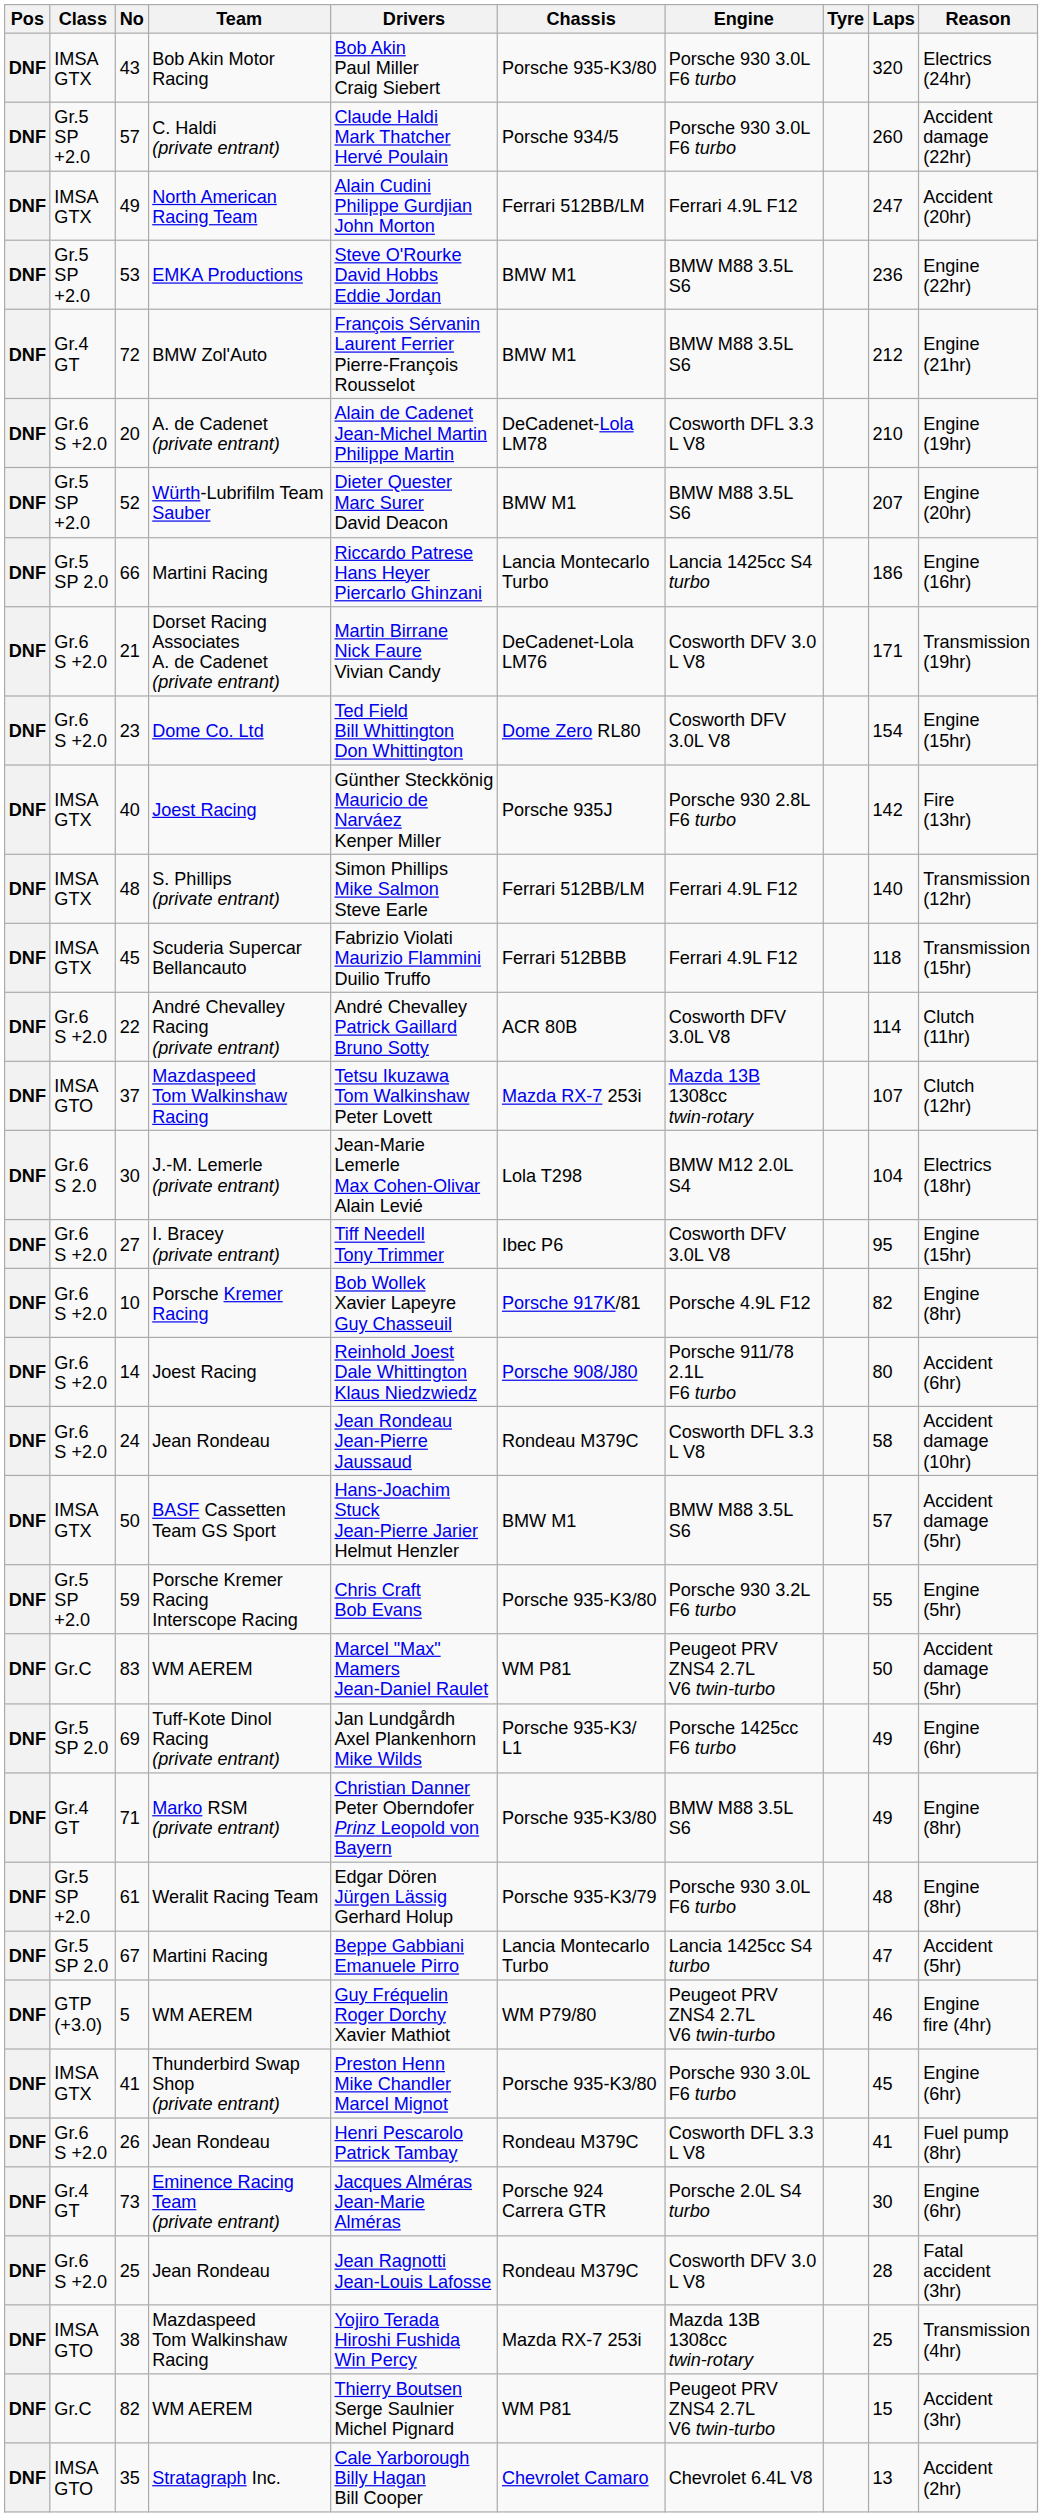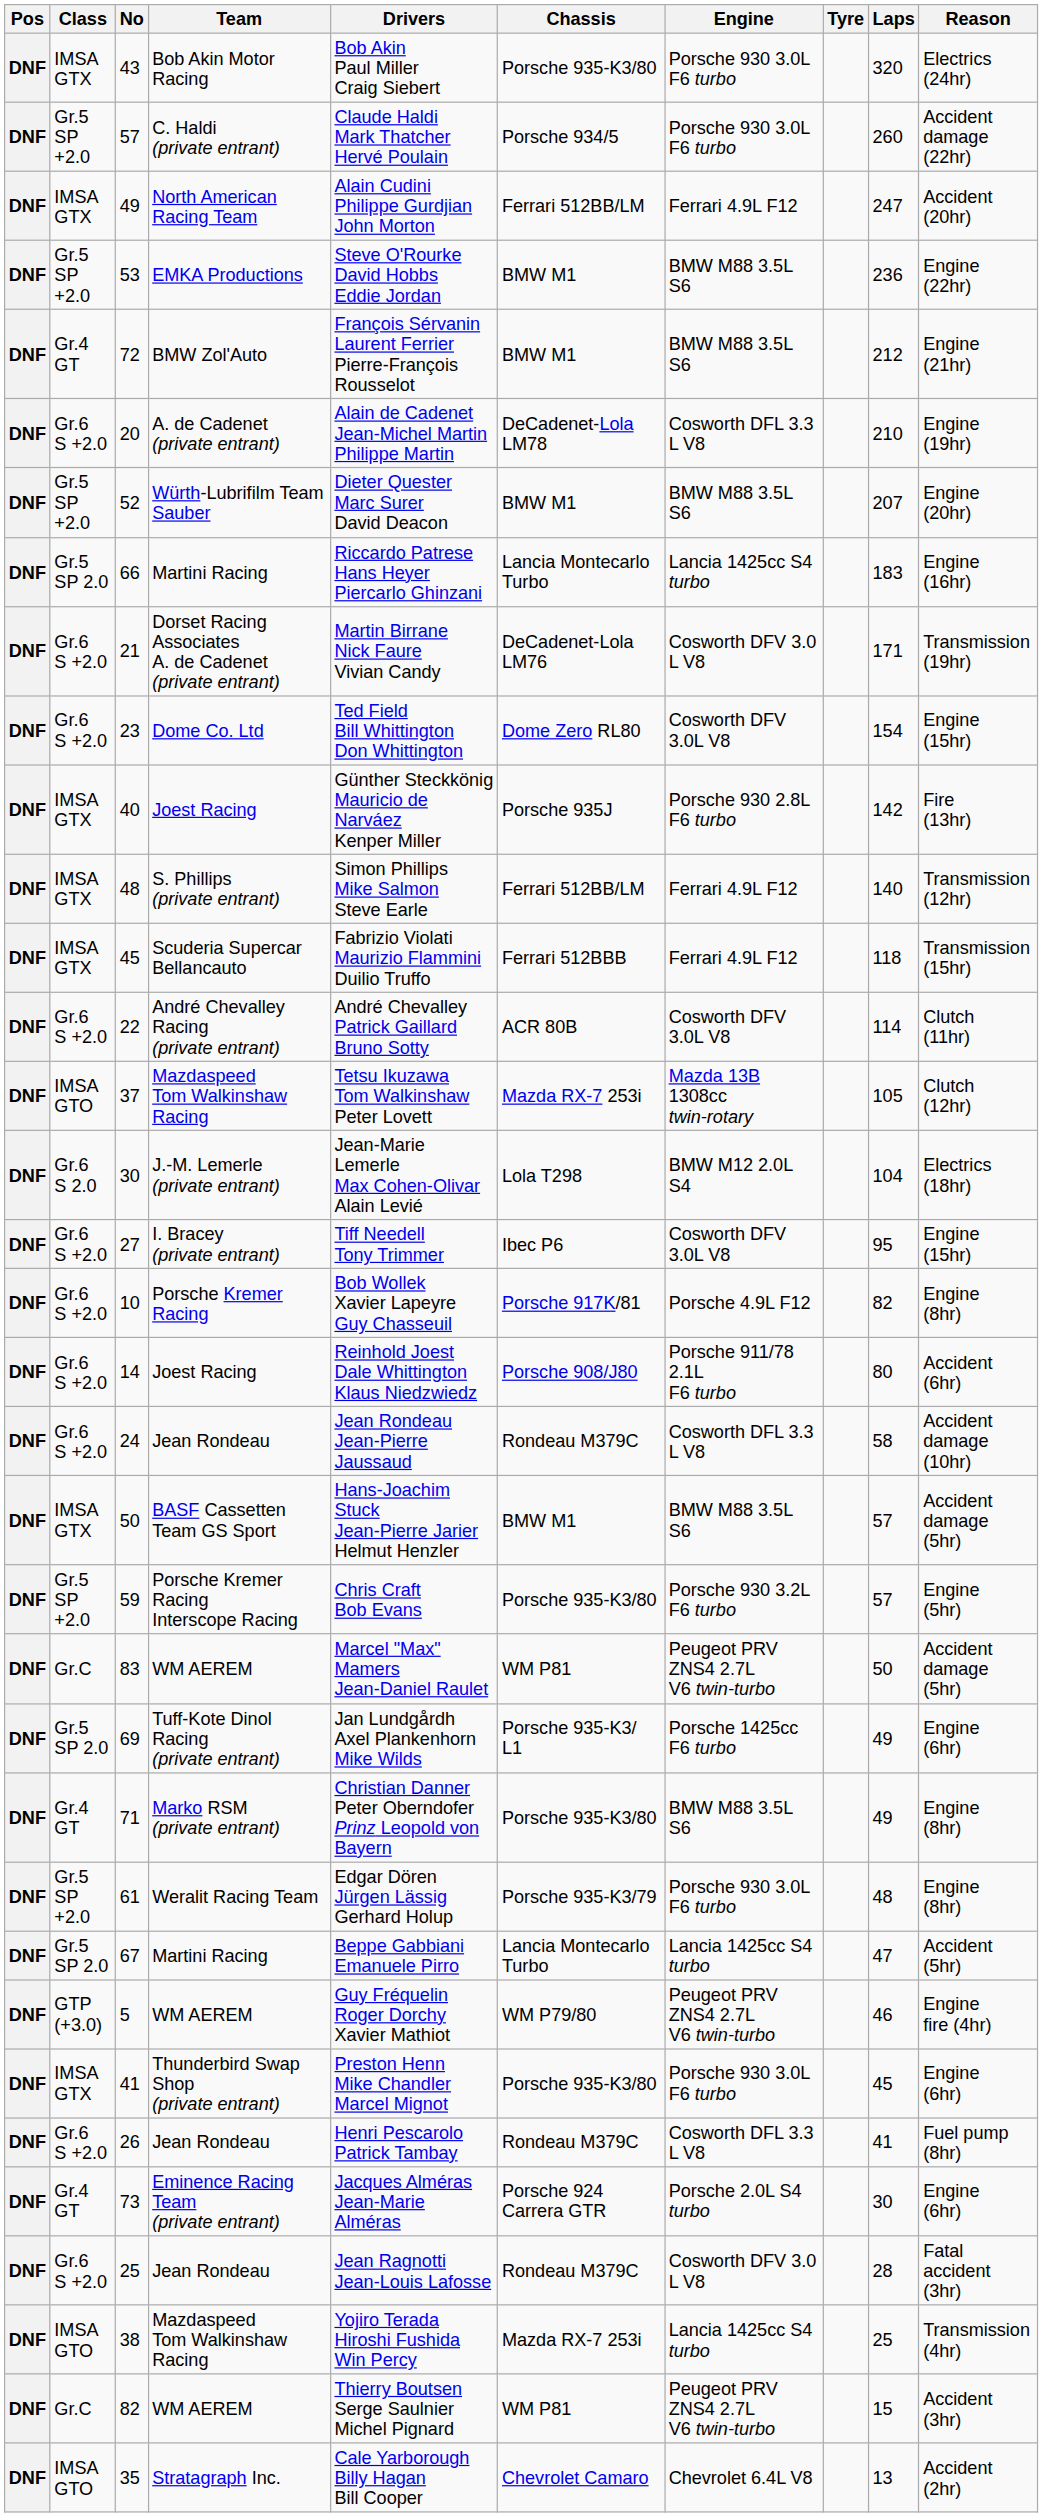(888, 572) 186 -> (888, 572) 183
(888, 1096) 107 -> (888, 1096) 105
(883, 1600) 55 -> (883, 1600) 57
(714, 2340) Mazda 13B 1308cc twin-rotary -> (740, 2340) Lancia 1425cc S4 turbo
